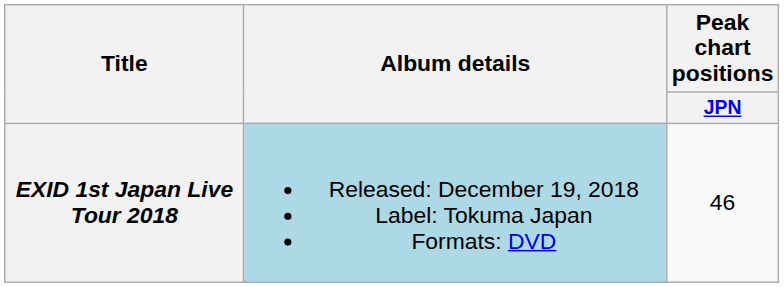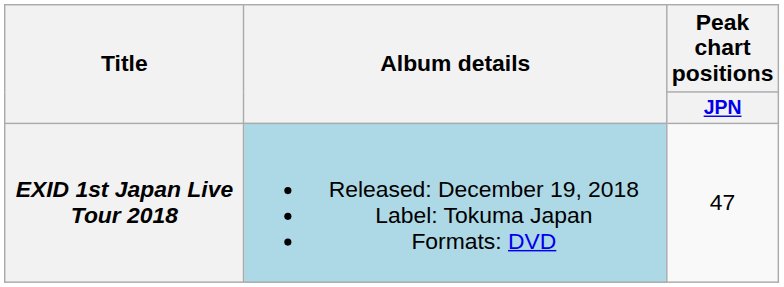(723, 202) 46 -> (723, 202) 47
